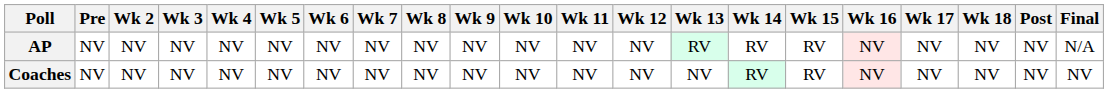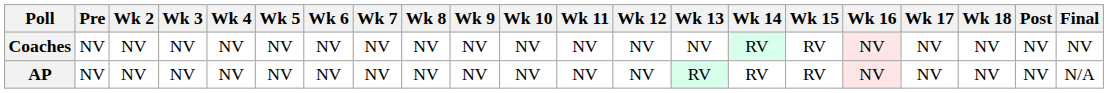rows swapped: (40, 46) <-> (40, 74)
